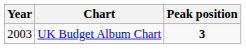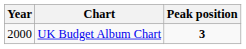(20, 33) 2003 -> (20, 33) 2000
